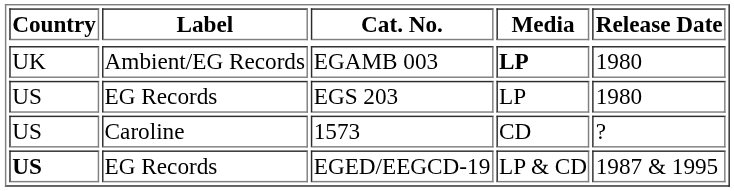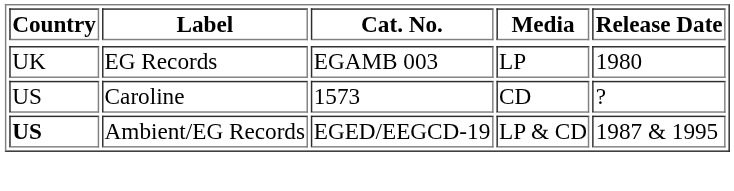(205, 61) Ambient/EG Records -> (161, 61) EG Records
(514, 61) bold -> (513, 61) normal
- row: (356, 96)
(161, 166) EG Records -> (205, 131) Ambient/EG Records
